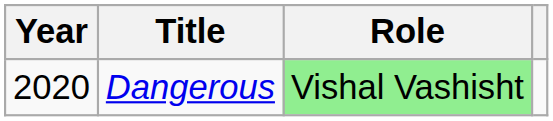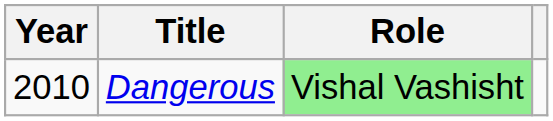(51, 86) 2020 -> (51, 86) 2010
